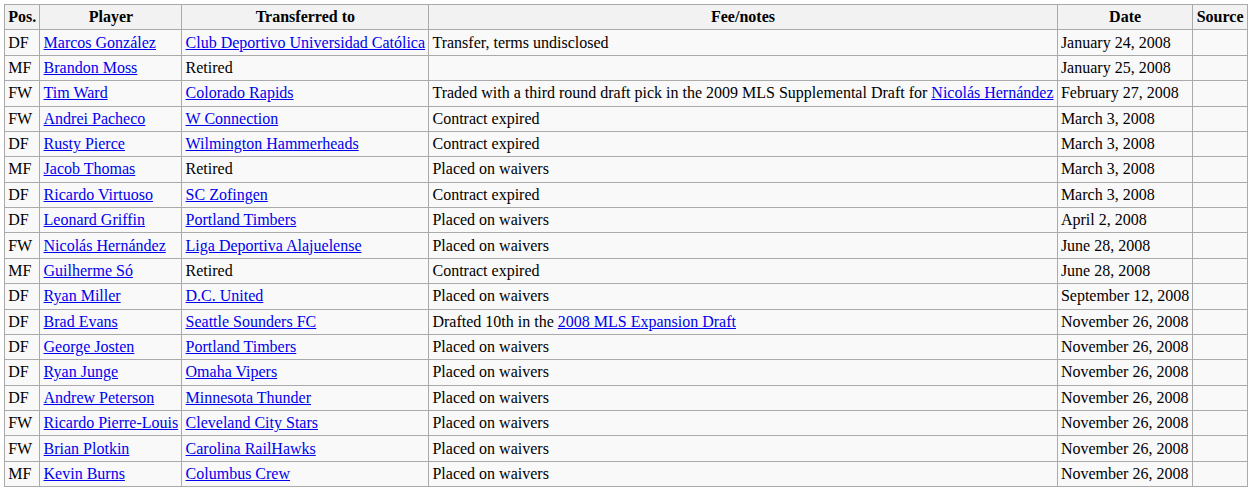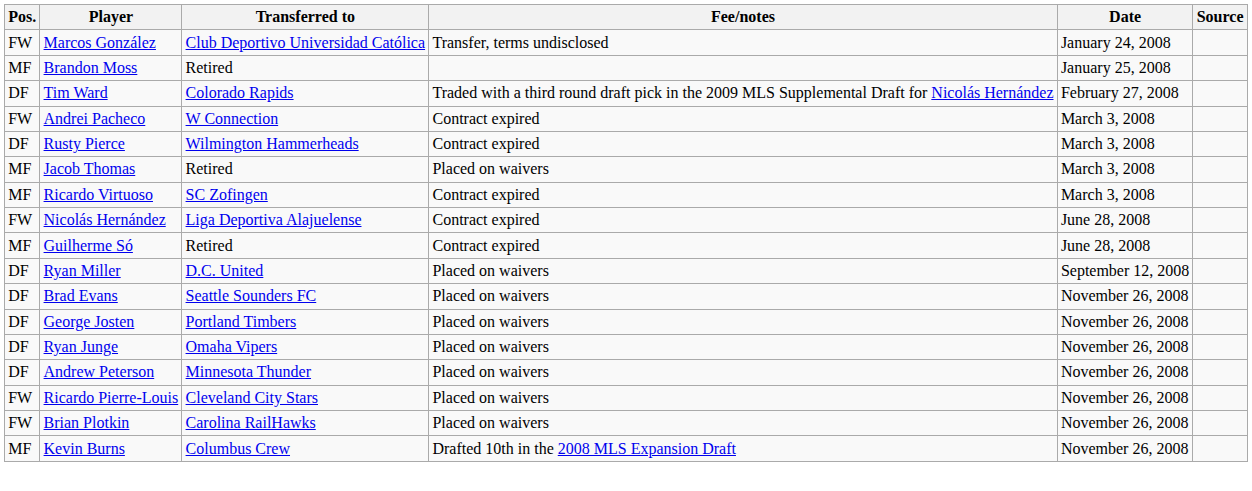(18, 42) DF -> (20, 42) FW
(20, 93) FW -> (18, 93) DF
(18, 194) DF -> (20, 194) MF
- row: (94, 220)
(491, 245) Placed on waivers -> (486, 220) Contract expired
(584, 321) Drafted 10th in the 2008 MLS Expansion Draft -> (491, 296) Placed on waivers
(491, 473) Placed on waivers -> (584, 448) Drafted 10th in the 2008 MLS Expansion Draft
